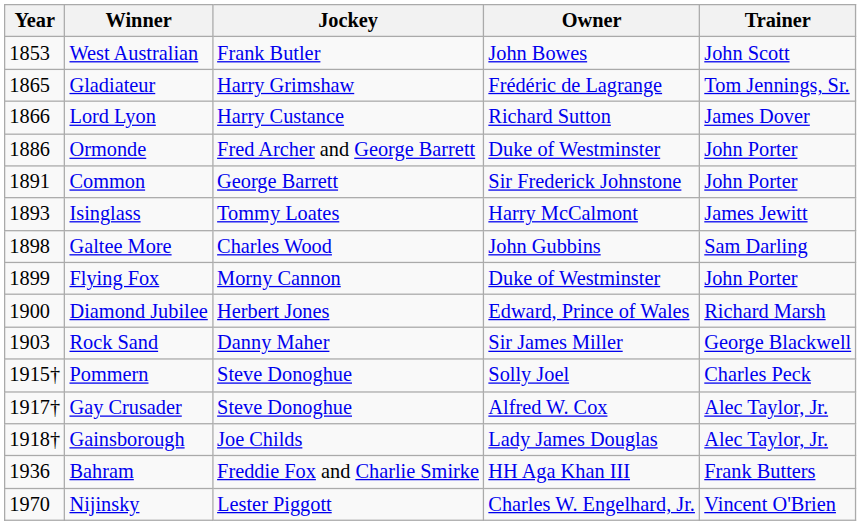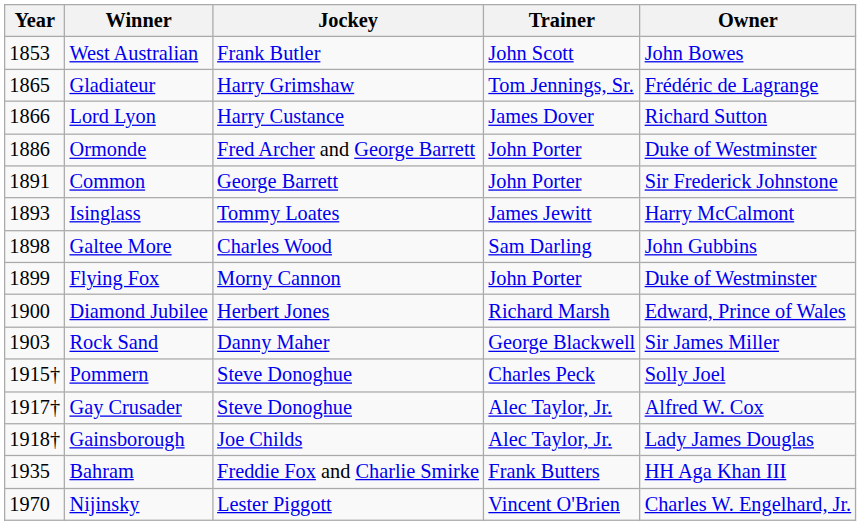columns swapped: (778, 20) <-> (592, 20)
(30, 471) 1936 -> (30, 471) 1935
